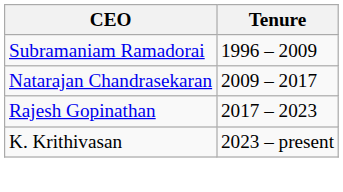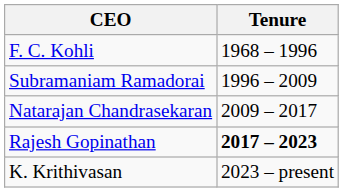+ row: (51, 50)
(269, 111) normal -> (269, 141) bold
